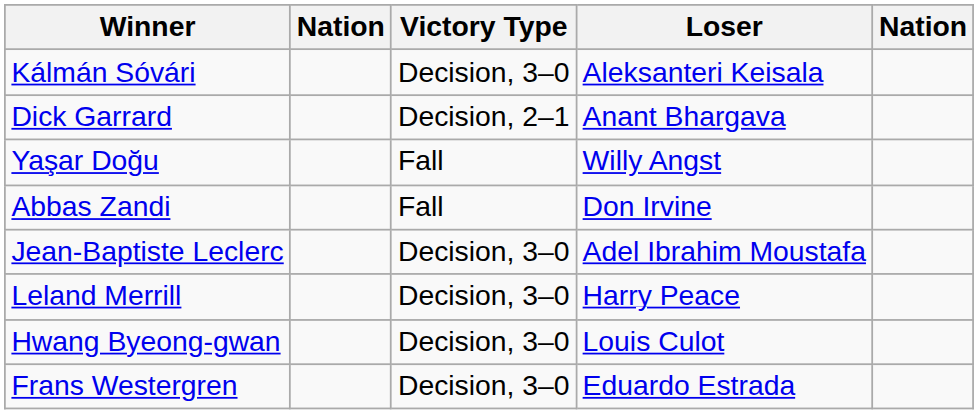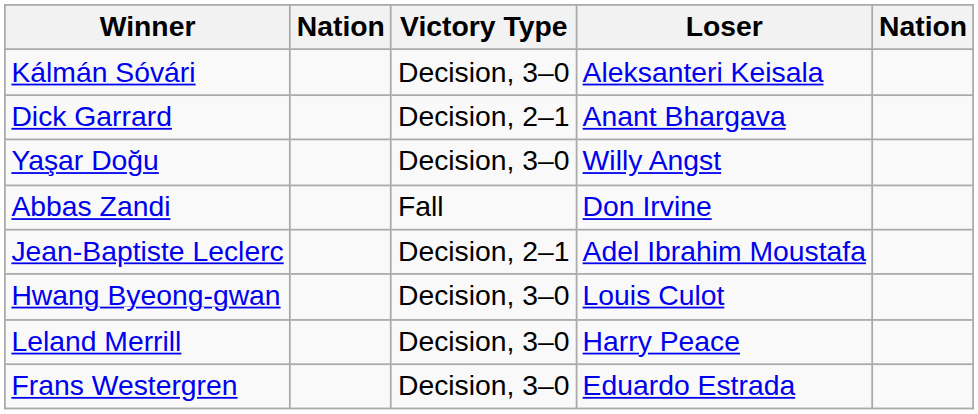(421, 161) Fall -> (484, 161) Decision, 3–0
(484, 251) Decision, 3–0 -> (484, 251) Decision, 2–1
rows swapped: (146, 341) <-> (96, 296)
